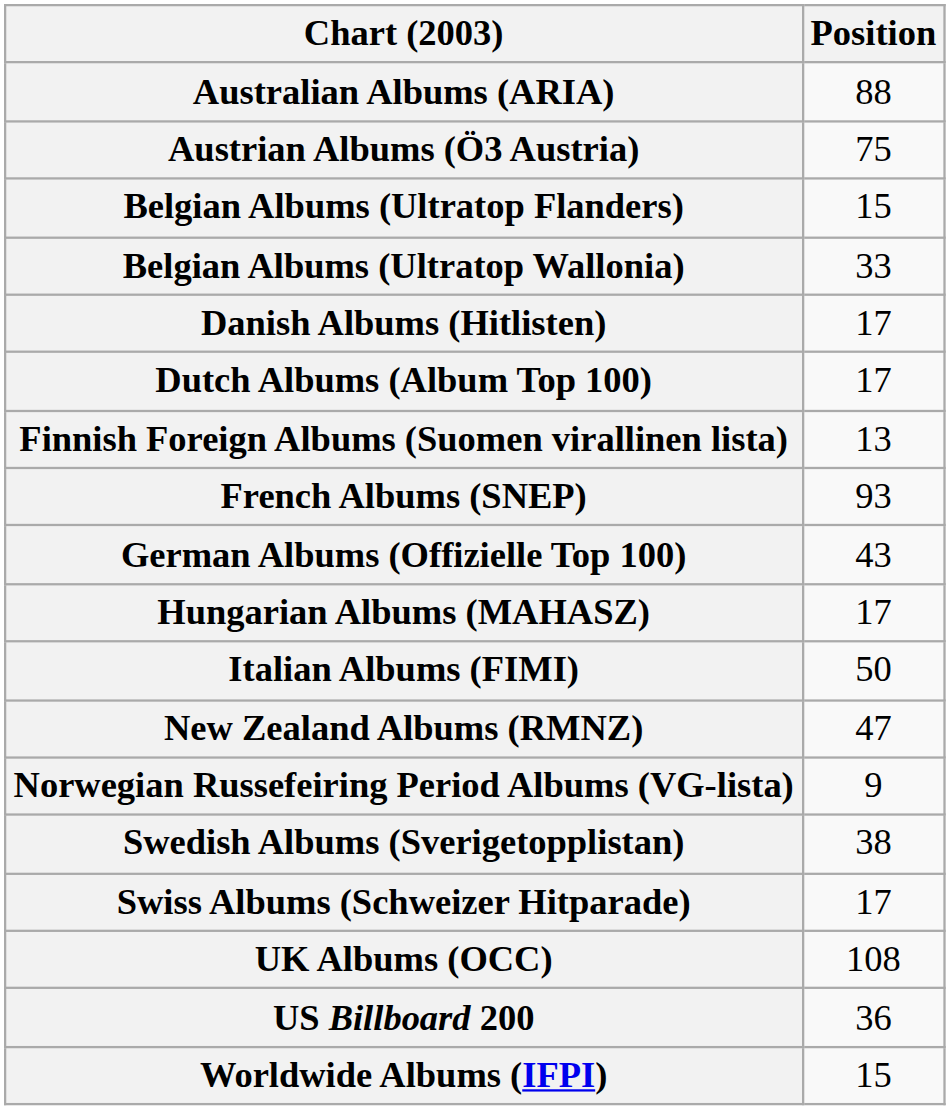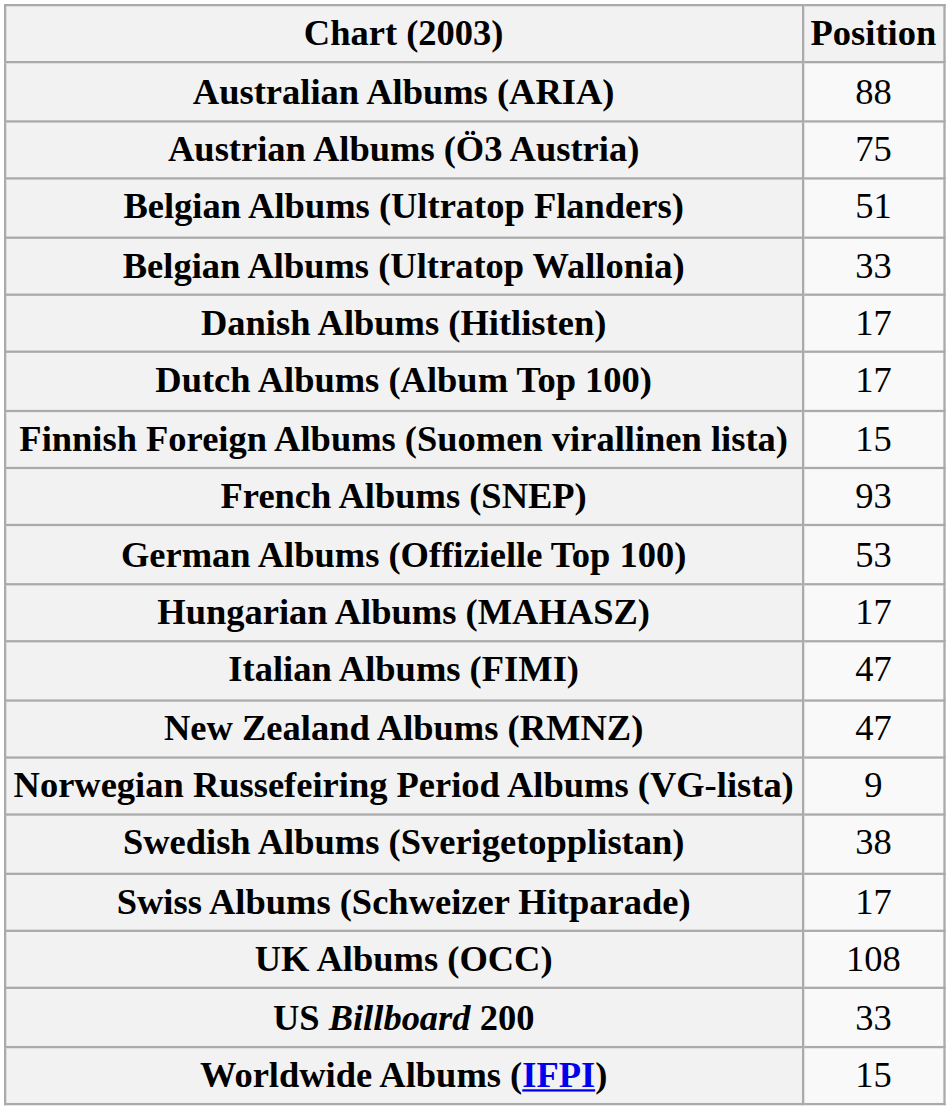(873, 206) 15 -> (873, 206) 51
(873, 438) 13 -> (873, 438) 15
(873, 554) 43 -> (873, 554) 53
(873, 669) 50 -> (873, 669) 47
(873, 1016) 36 -> (873, 1016) 33
